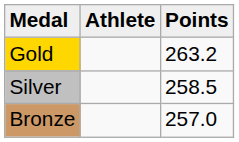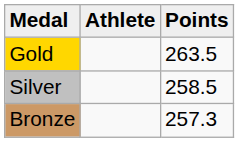(191, 53) 263.2 -> (191, 53) 263.5
(191, 119) 257.0 -> (191, 119) 257.3
